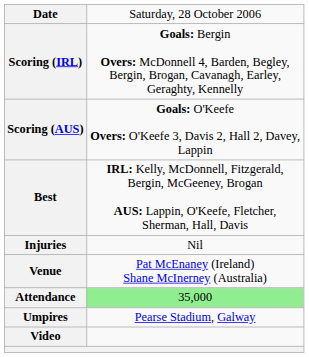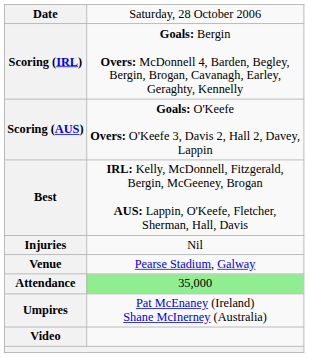(195, 271) Pat McEnaney (Ireland) Shane McInerney (Australia) -> (195, 264) Pearse Stadium, Galway
(195, 317) Pearse Stadium, Galway -> (195, 310) Pat McEnaney (Ireland) Shane McInerney (Australia)
